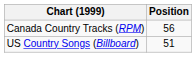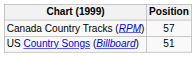(169, 28) 56 -> (169, 28) 57
